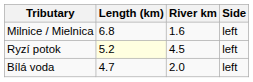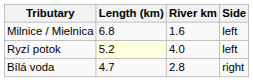(177, 49) 4.5 -> (177, 49) 4.0
(177, 67) 2.0 -> (177, 67) 2.8
(230, 67) left -> (233, 67) right
